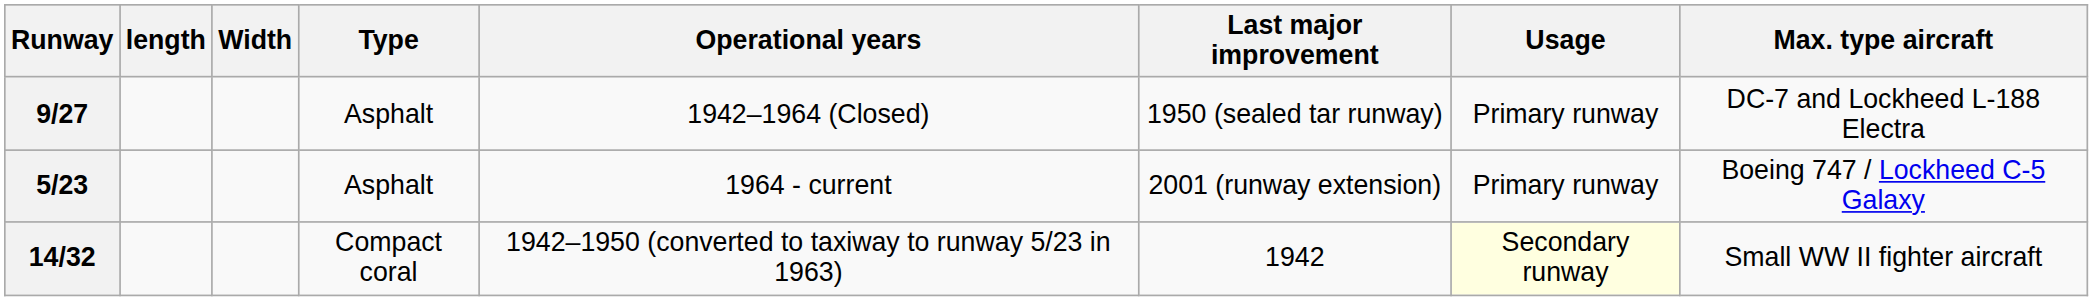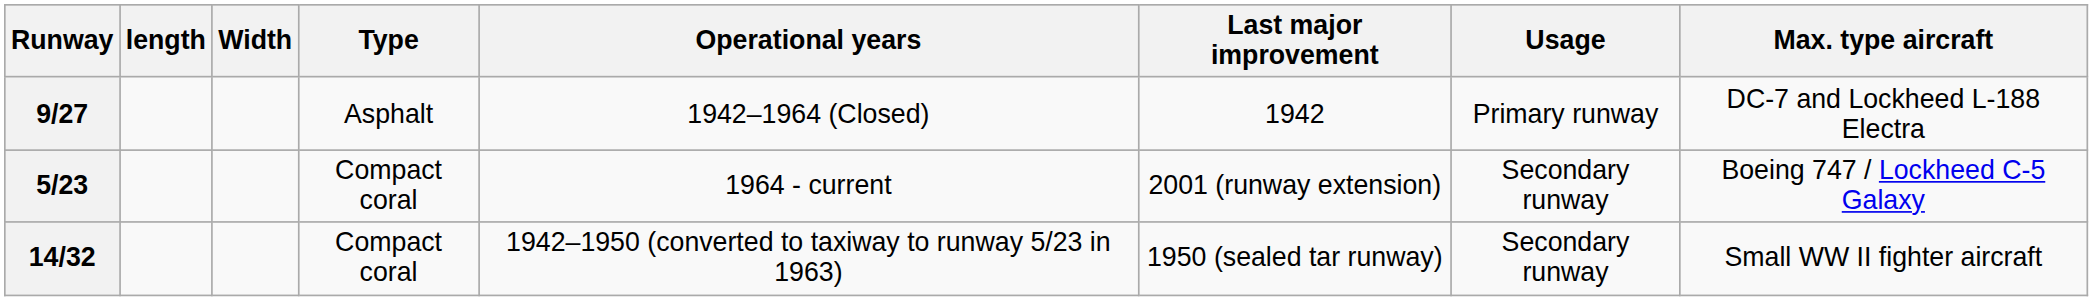(1295, 113) 1950 (sealed tar runway) -> (1295, 113) 1942
(389, 185) Asphalt -> (389, 185) Compact coral
(1565, 185) Primary runway -> (1565, 185) Secondary runway
(1295, 258) 1942 -> (1295, 258) 1950 (sealed tar runway)
(1565, 258) lightyellow background -> (1565, 258) no background
